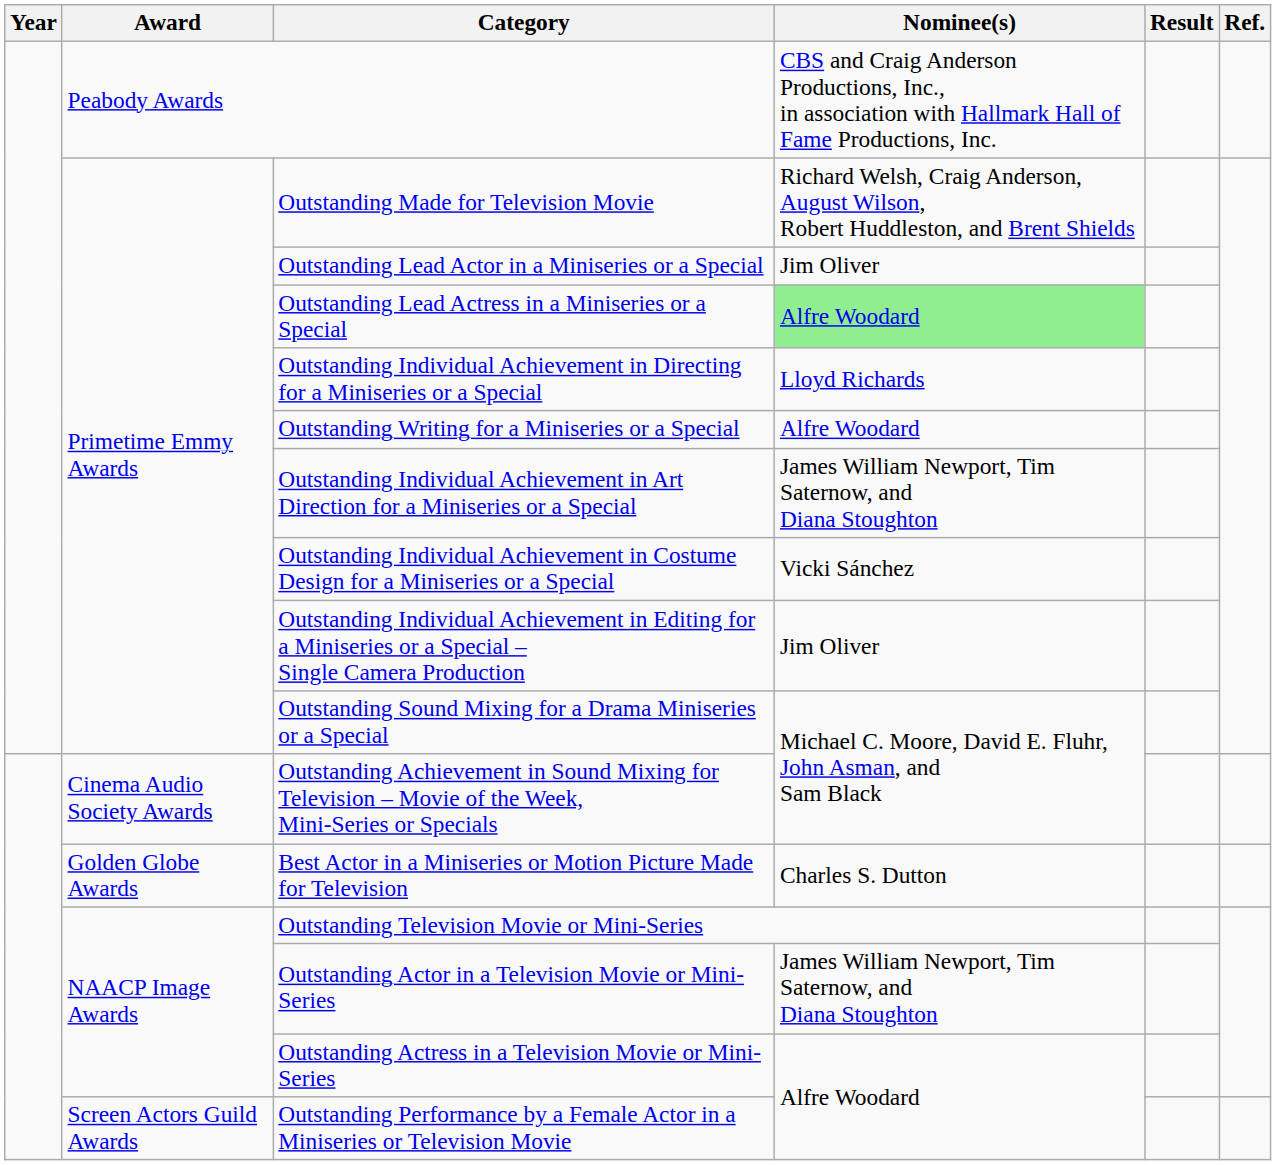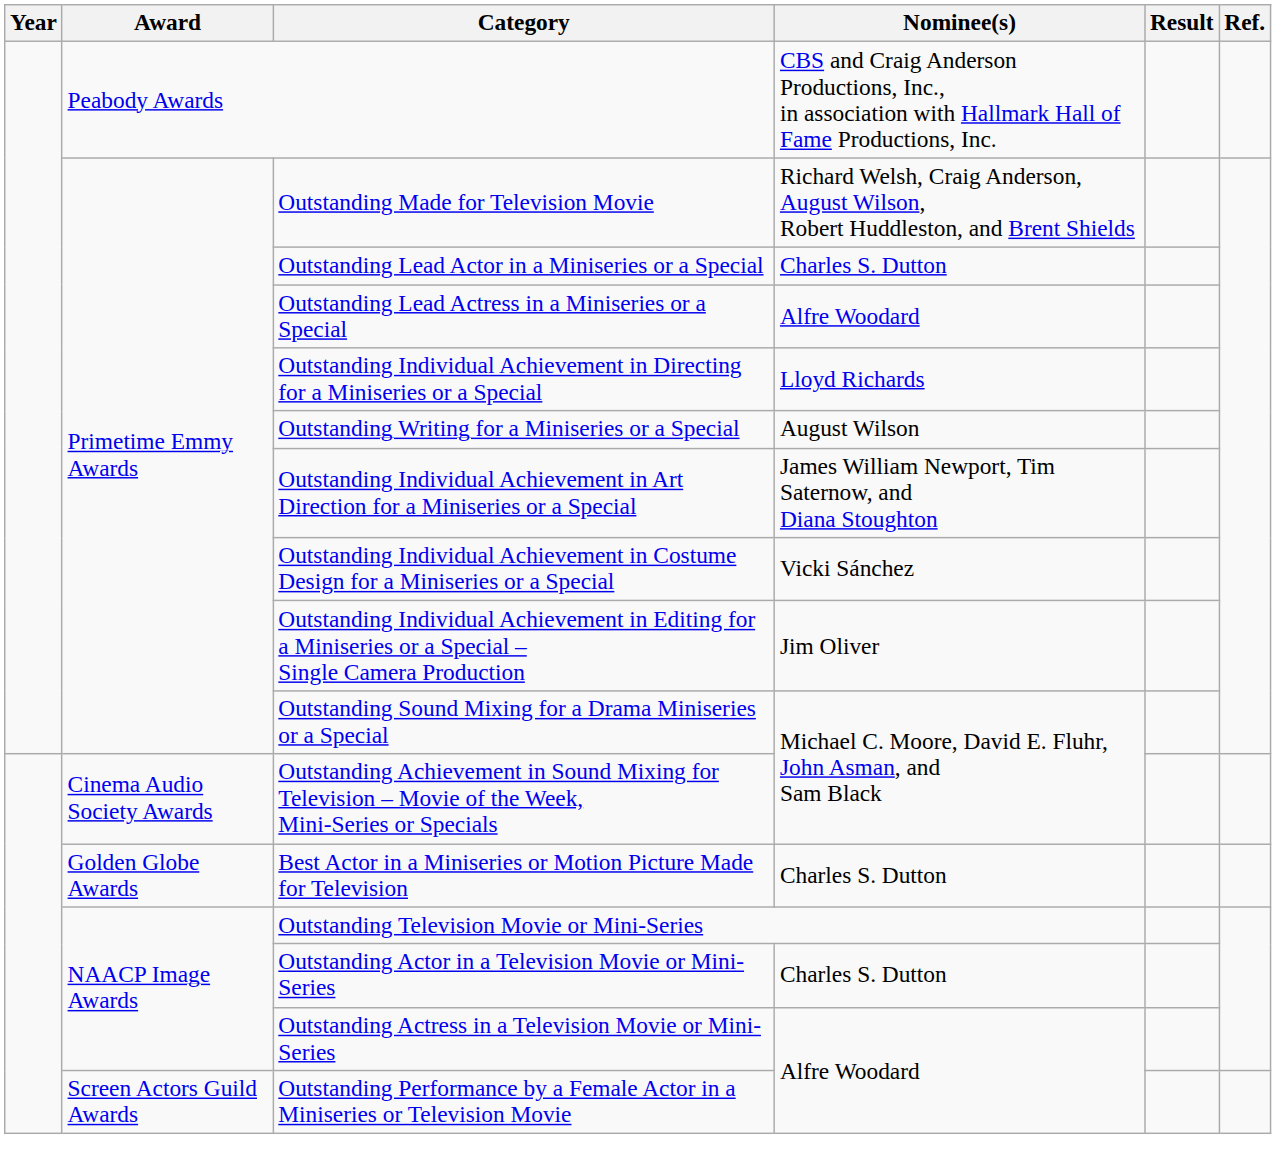(830, 265) Jim Oliver -> (863, 265) Charles S. Dutton
(850, 315) lightgreen background -> (850, 315) no background
(850, 429) Alfre Woodard -> (850, 429) August Wilson
(917, 988) James William Newport, Tim Saternow, and Diana Stoughton -> (863, 975) Charles S. Dutton
